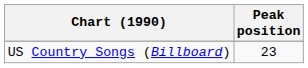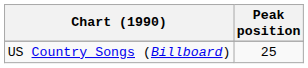(269, 52) 23 -> (269, 52) 25
